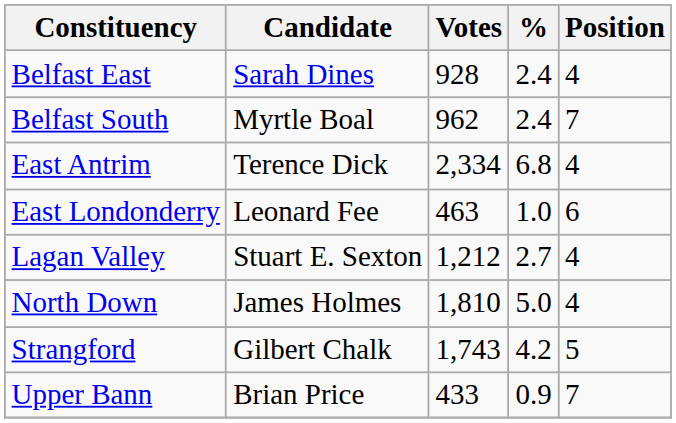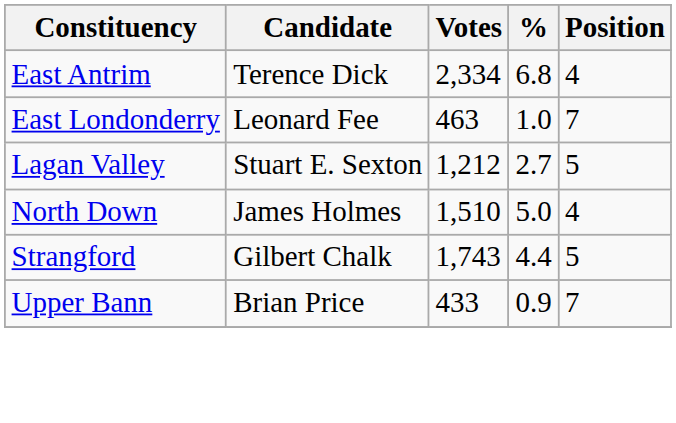- row: (81, 73)
- row: (90, 119)
(572, 211) 6 -> (572, 119) 7
(572, 257) 4 -> (572, 165) 5
(468, 303) 1,810 -> (468, 211) 1,510
(534, 348) 4.2 -> (534, 257) 4.4
